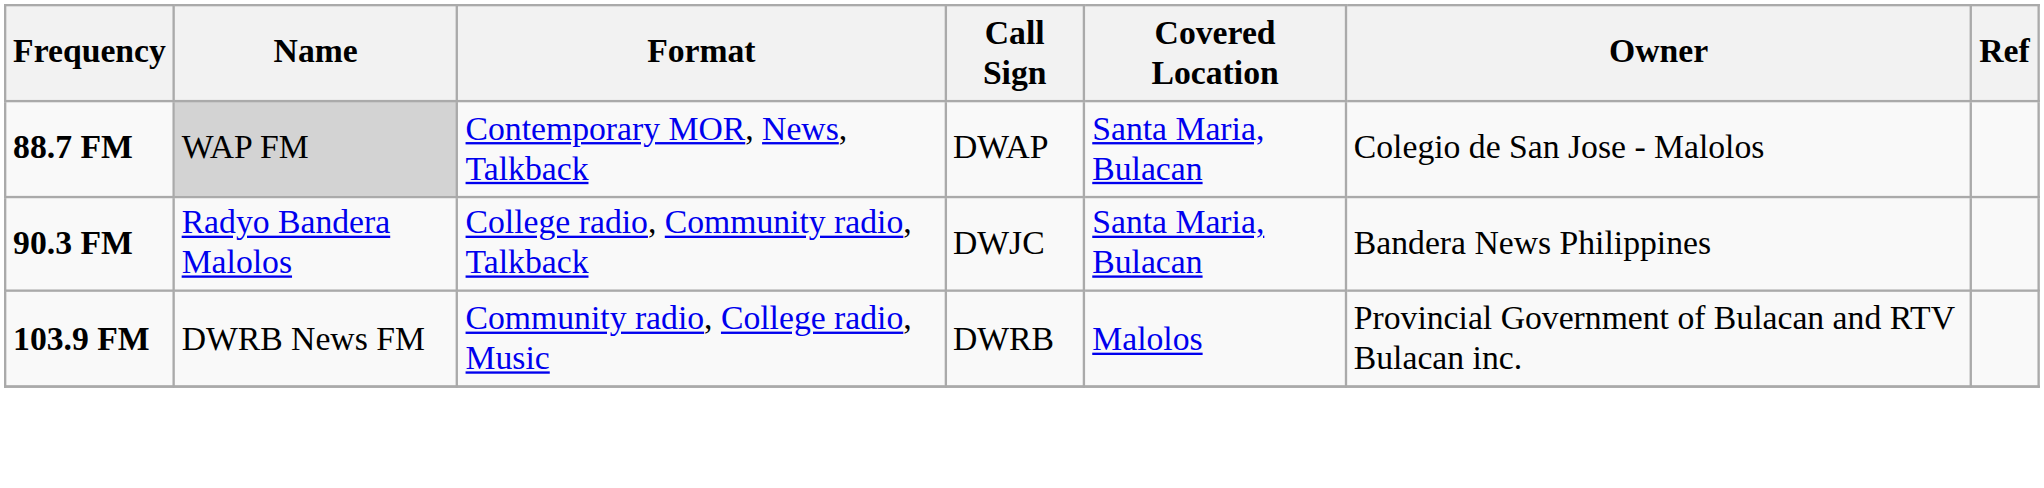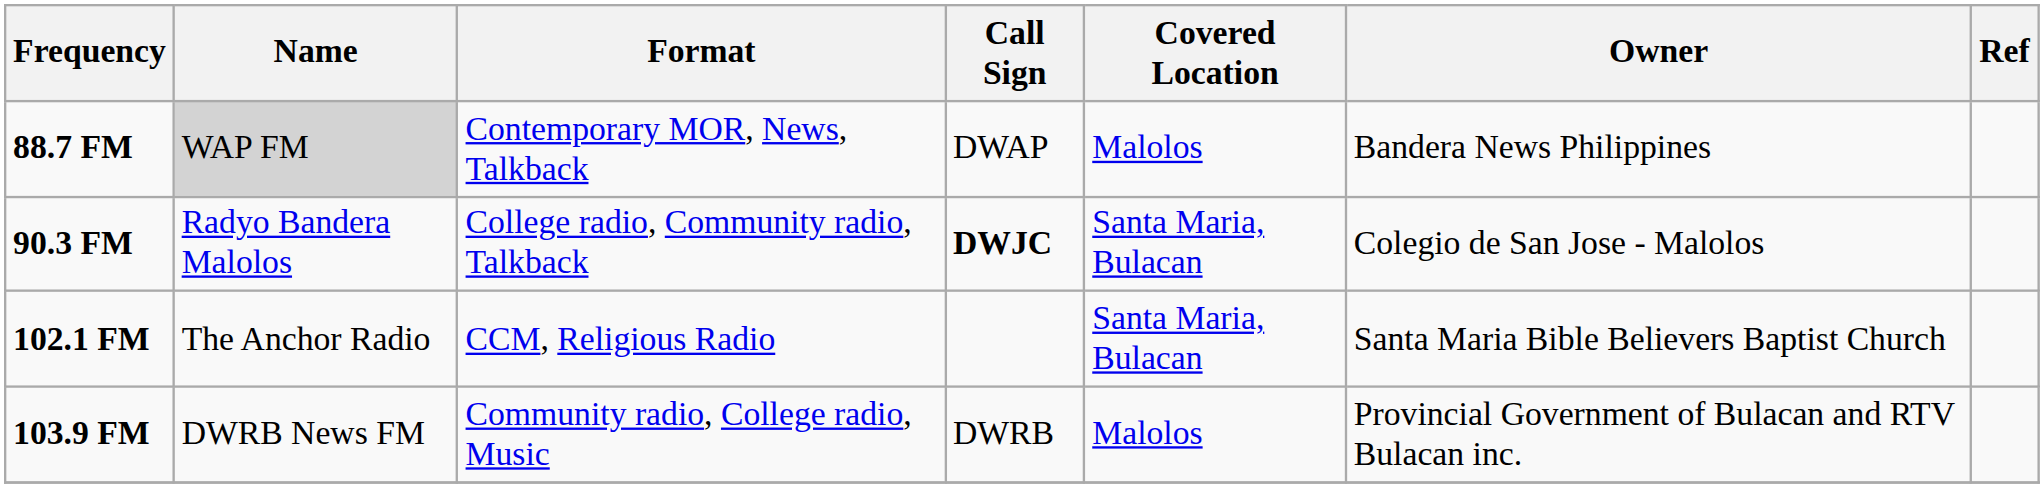(1178, 147) Santa Maria, Bulacan -> (1147, 147) Malolos
(1559, 147) Colegio de San Jose - Malolos -> (1532, 147) Bandera News Philippines
(999, 243) normal -> (1003, 243) bold
(1532, 243) Bandera News Philippines -> (1559, 243) Colegio de San Jose - Malolos
+ row: (81, 338)
